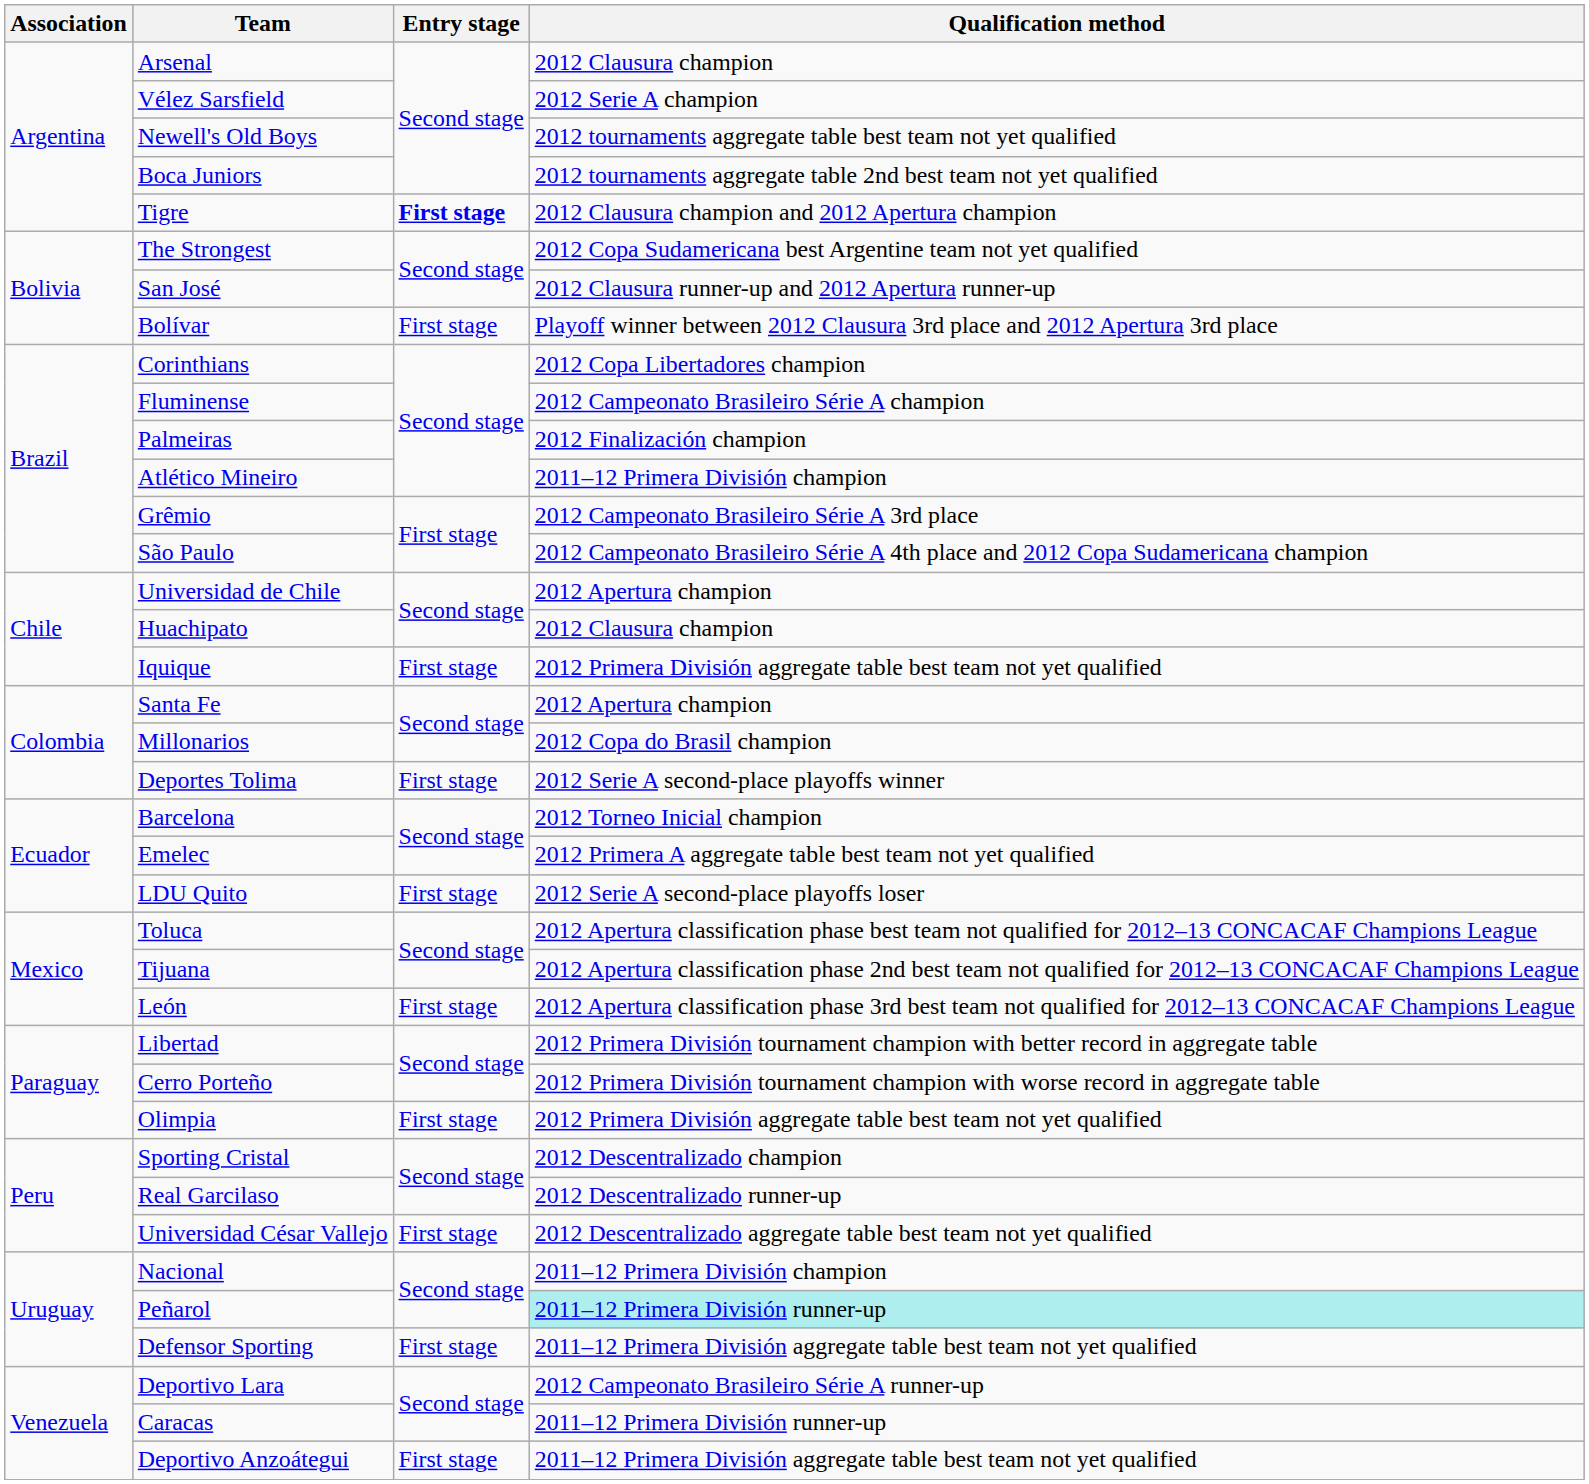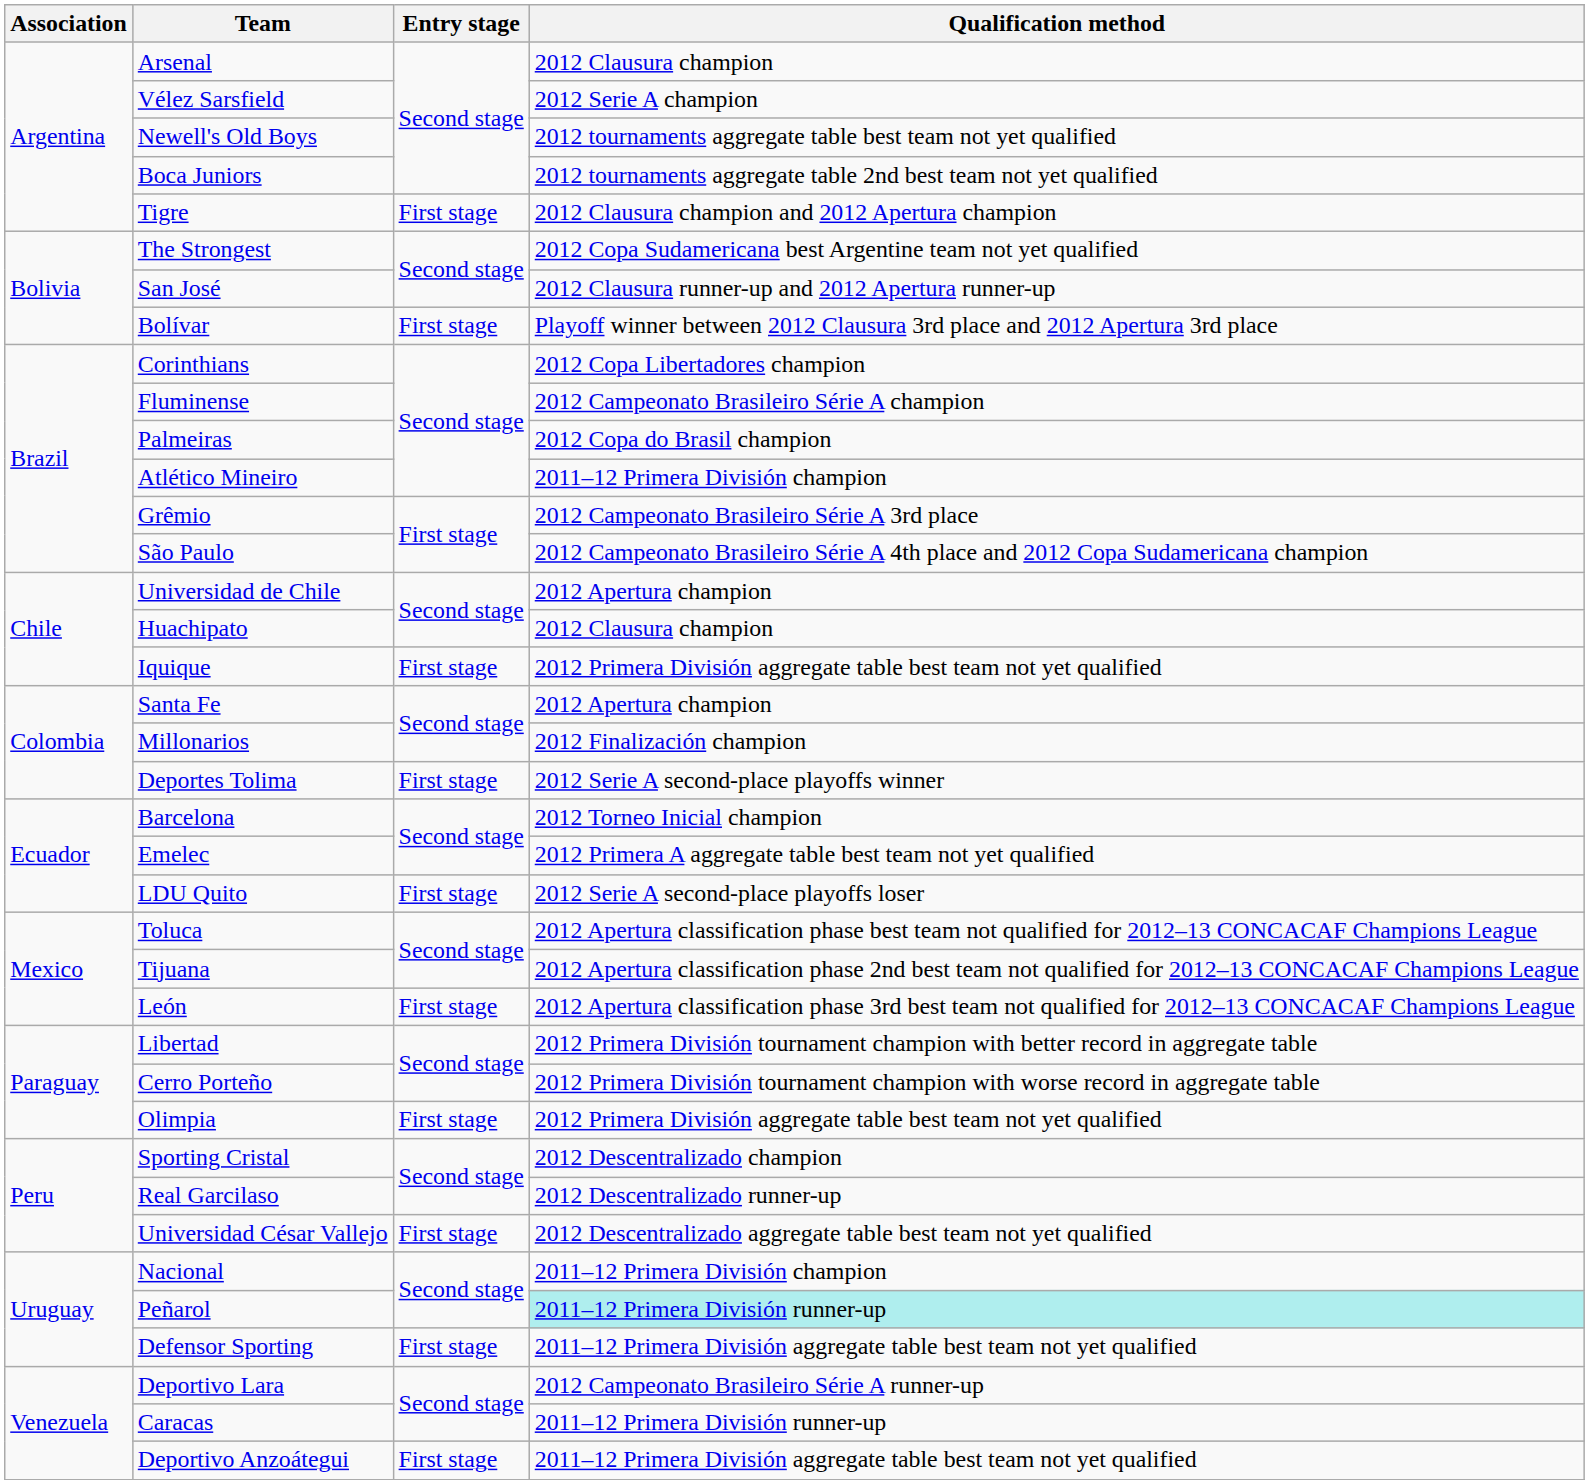(452, 212) bold -> (448, 212) normal
(670, 439) 2012 Finalización champion -> (683, 439) 2012 Copa do Brasil champion
(683, 741) 2012 Copa do Brasil champion -> (670, 741) 2012 Finalización champion
